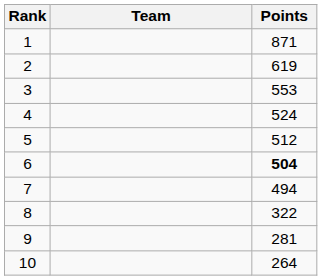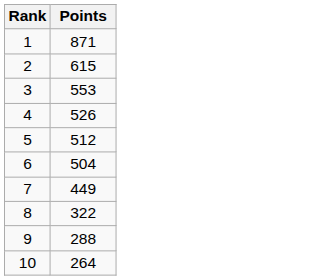- column: (151, 16)
(284, 66) 619 -> (83, 66) 615
(284, 115) 524 -> (83, 115) 526
(284, 164) bold -> (83, 164) normal
(284, 189) 494 -> (83, 189) 449
(284, 238) 281 -> (83, 238) 288
